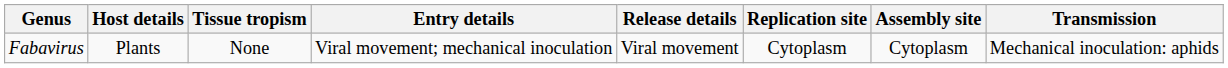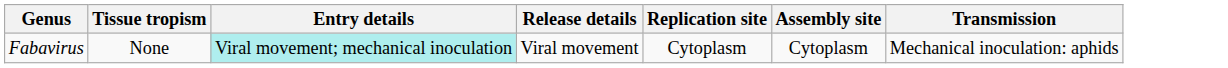- column: (138, 18)
(464, 47) no background -> (364, 47) paleturquoise background
